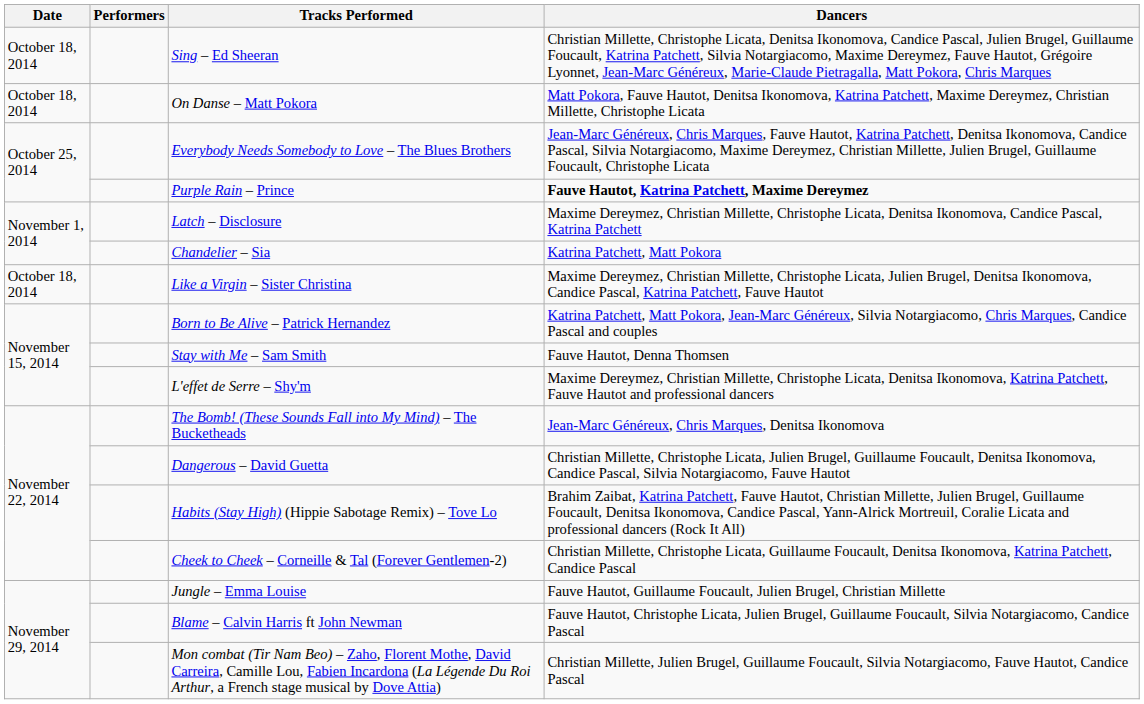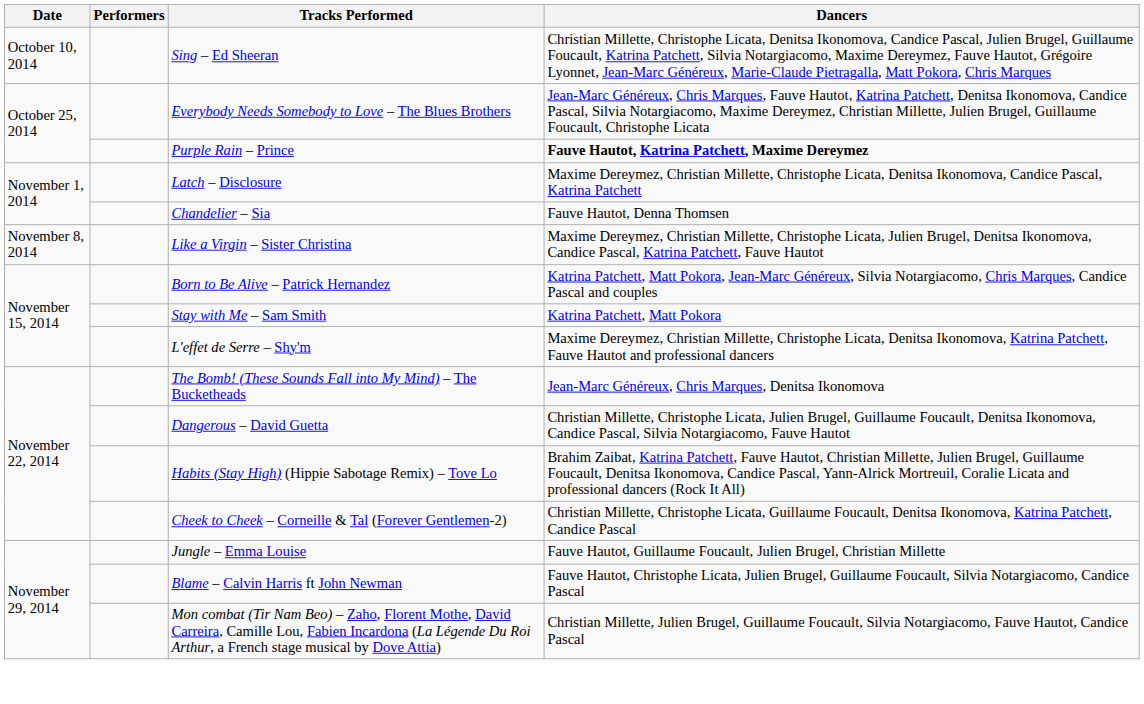(42, 55) October 18, 2014 -> (42, 55) October 10, 2014
- row: (244, 103)
(634, 252) Katrina Patchett, Matt Pokora -> (638, 213) Fauve Hautot, Denna Thomsen
(42, 284) October 18, 2014 -> (46, 244) November 8, 2014
(638, 354) Fauve Hautot, Denna Thomsen -> (634, 315) Katrina Patchett, Matt Pokora
